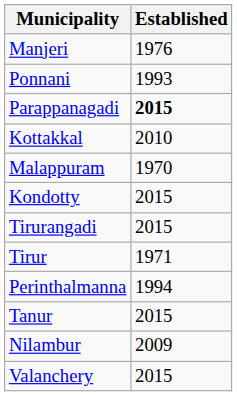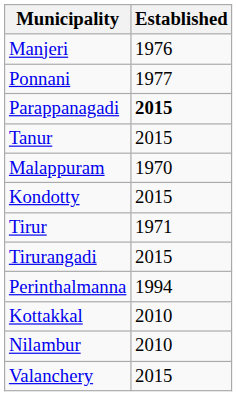(154, 78) 1993 -> (154, 78) 1977
rows swapped: (31, 316) <-> (46, 138)
rows swapped: (53, 227) <-> (28, 256)
(154, 345) 2009 -> (154, 345) 2010
